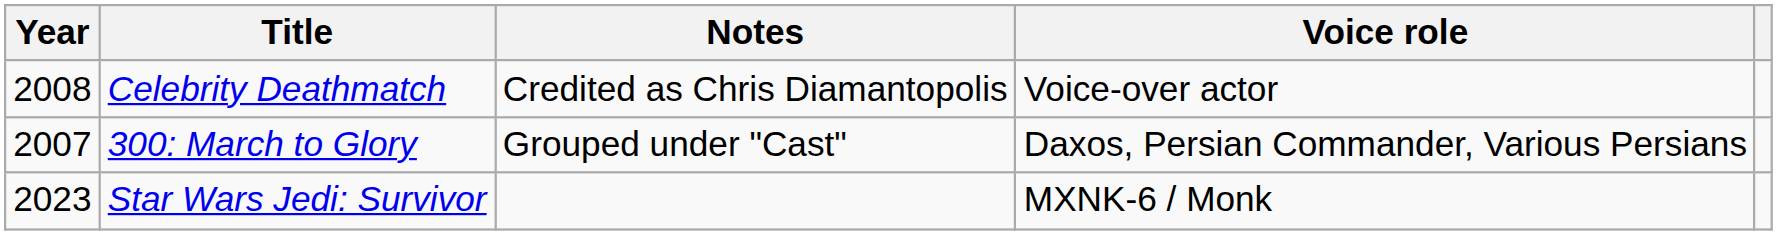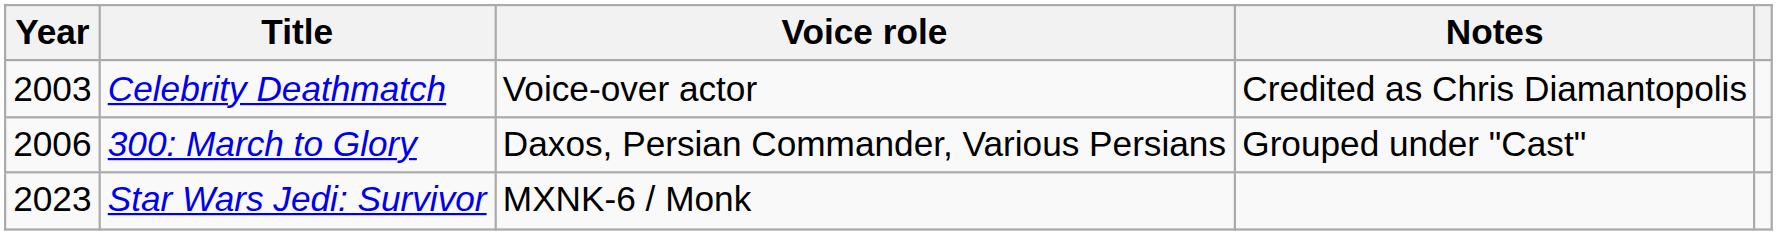columns swapped: (1385, 32) <-> (755, 32)
(52, 88) 2008 -> (52, 88) 2003
(52, 144) 2007 -> (52, 144) 2006
